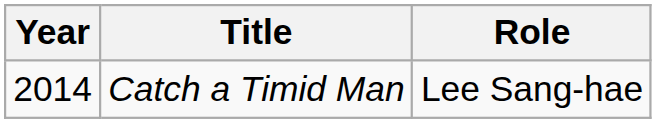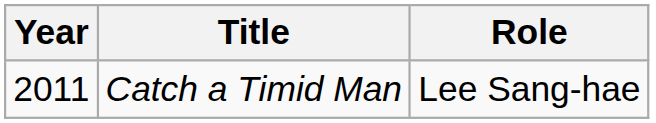(53, 88) 2014 -> (51, 88) 2011
